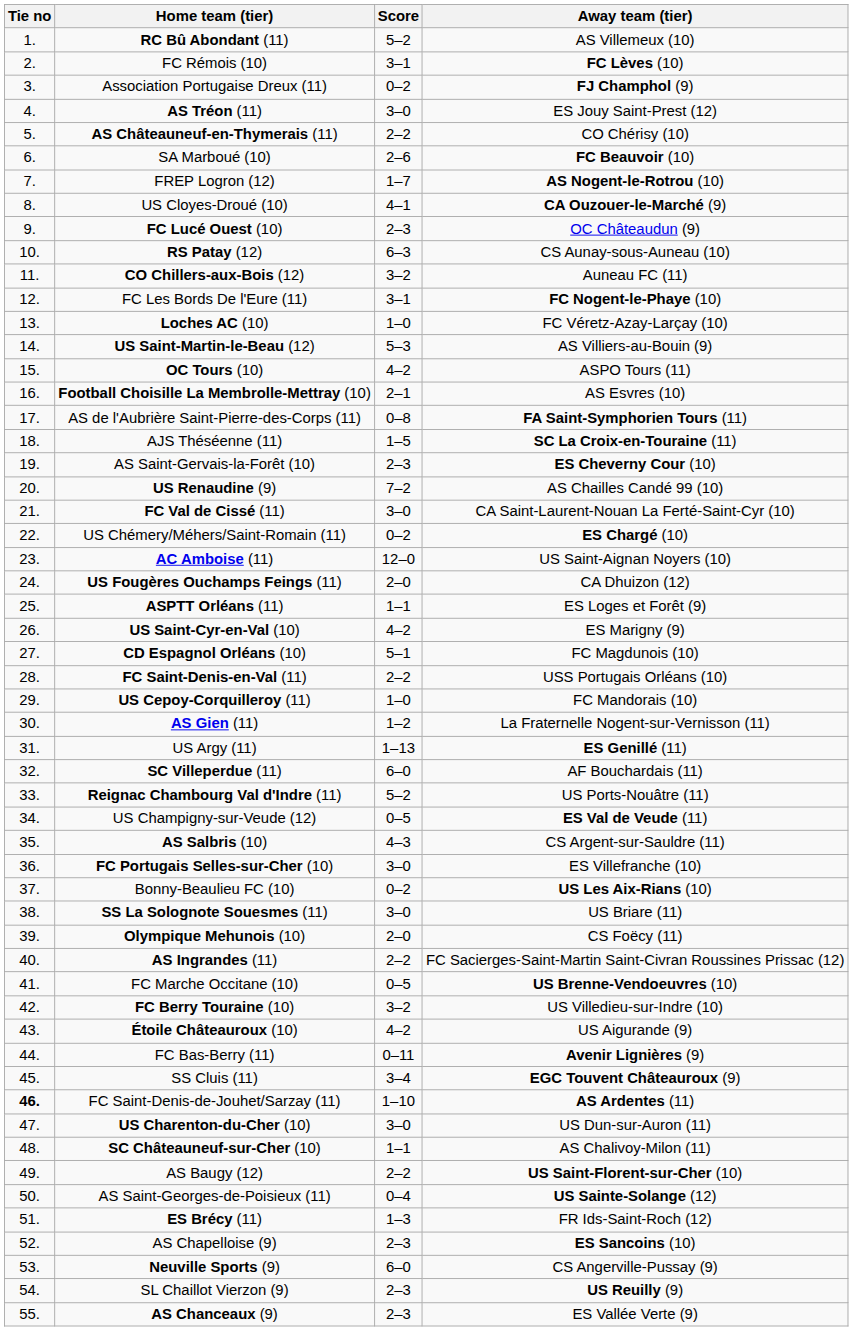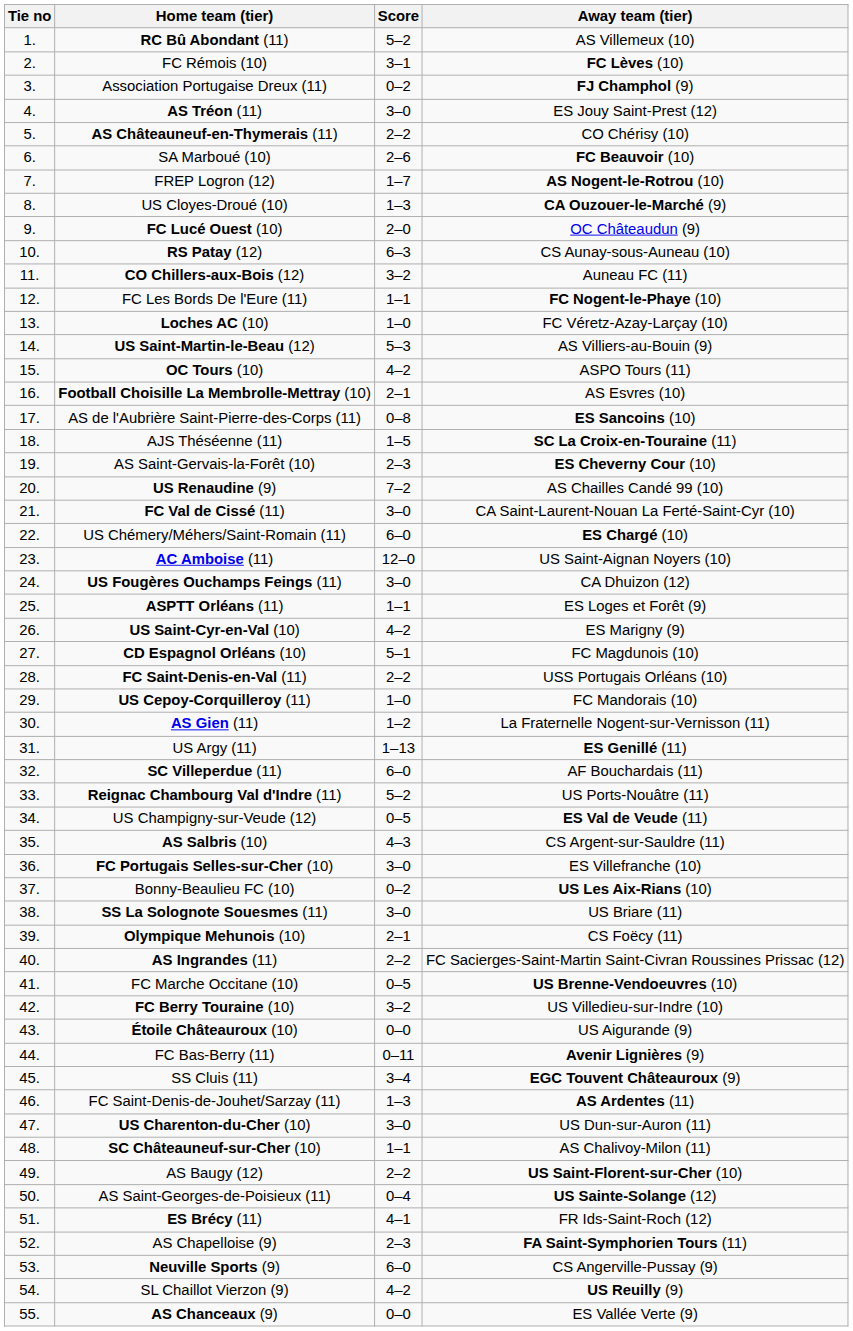(398, 205) 4–1 -> (398, 205) 1–3
(398, 228) 2–3 -> (398, 228) 2–0
(398, 299) 3–1 -> (398, 299) 1–1
(635, 417) FA Saint-Symphorien Tours (11) -> (635, 417) ES Sancoins (10)
(398, 535) 0–2 -> (398, 535) 6–0
(398, 582) 2–0 -> (398, 582) 3–0
(398, 936) 2–0 -> (398, 936) 2–1
(398, 1031) 4–2 -> (398, 1031) 0–0
(30, 1101) bold -> (30, 1101) normal
(398, 1101) 1–10 -> (398, 1101) 1–3
(398, 1219) 1–3 -> (398, 1219) 4–1
(635, 1243) ES Sancoins (10) -> (635, 1243) FA Saint-Symphorien Tours (11)
(398, 1290) 2–3 -> (398, 1290) 4–2
(398, 1314) 2–3 -> (398, 1314) 0–0
